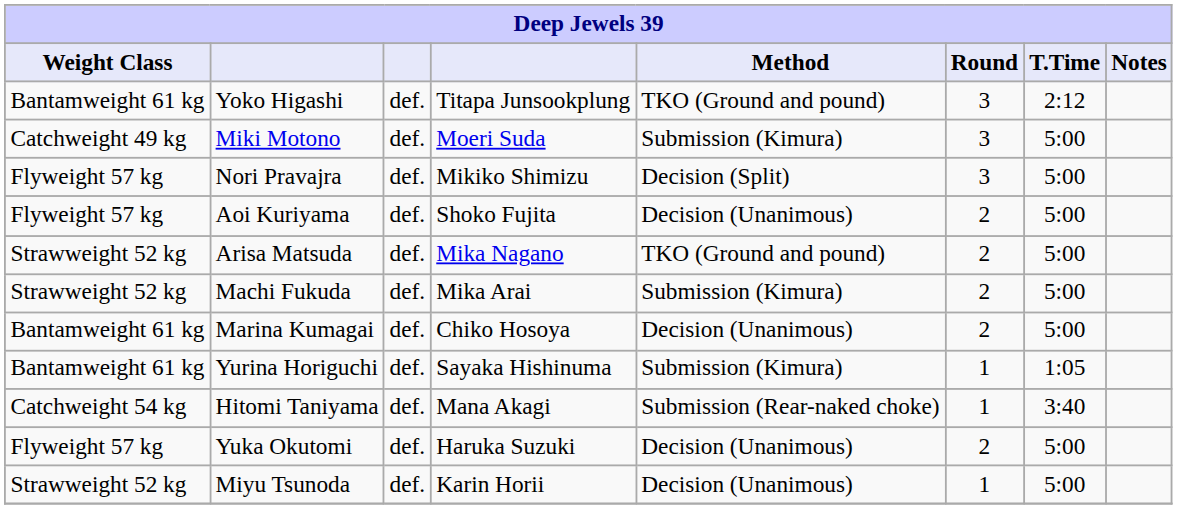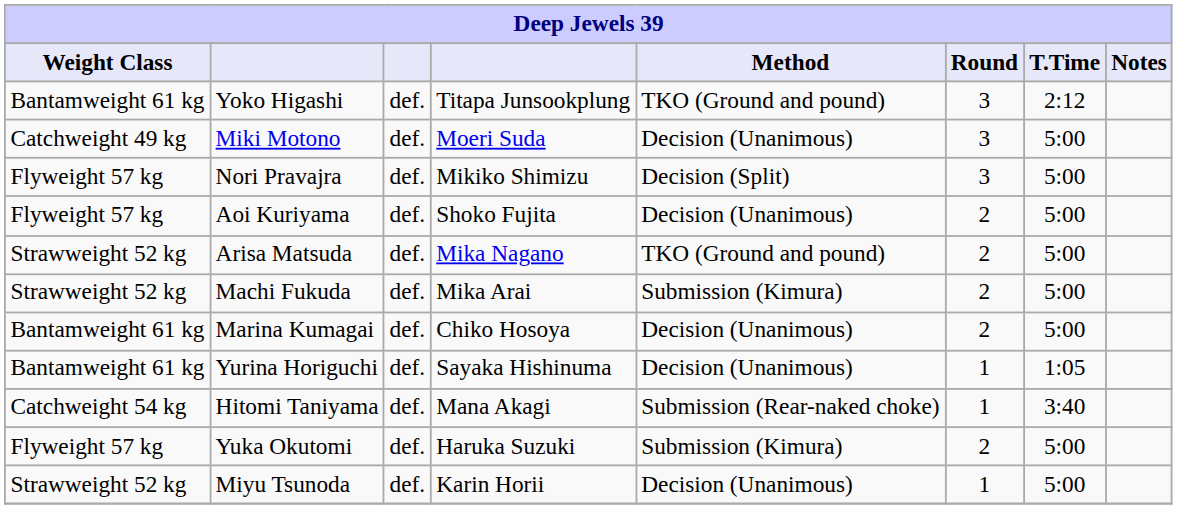(742, 138) Submission (Kimura) -> (747, 138) Decision (Unanimous)
(742, 369) Submission (Kimura) -> (747, 369) Decision (Unanimous)
(747, 445) Decision (Unanimous) -> (742, 445) Submission (Kimura)
